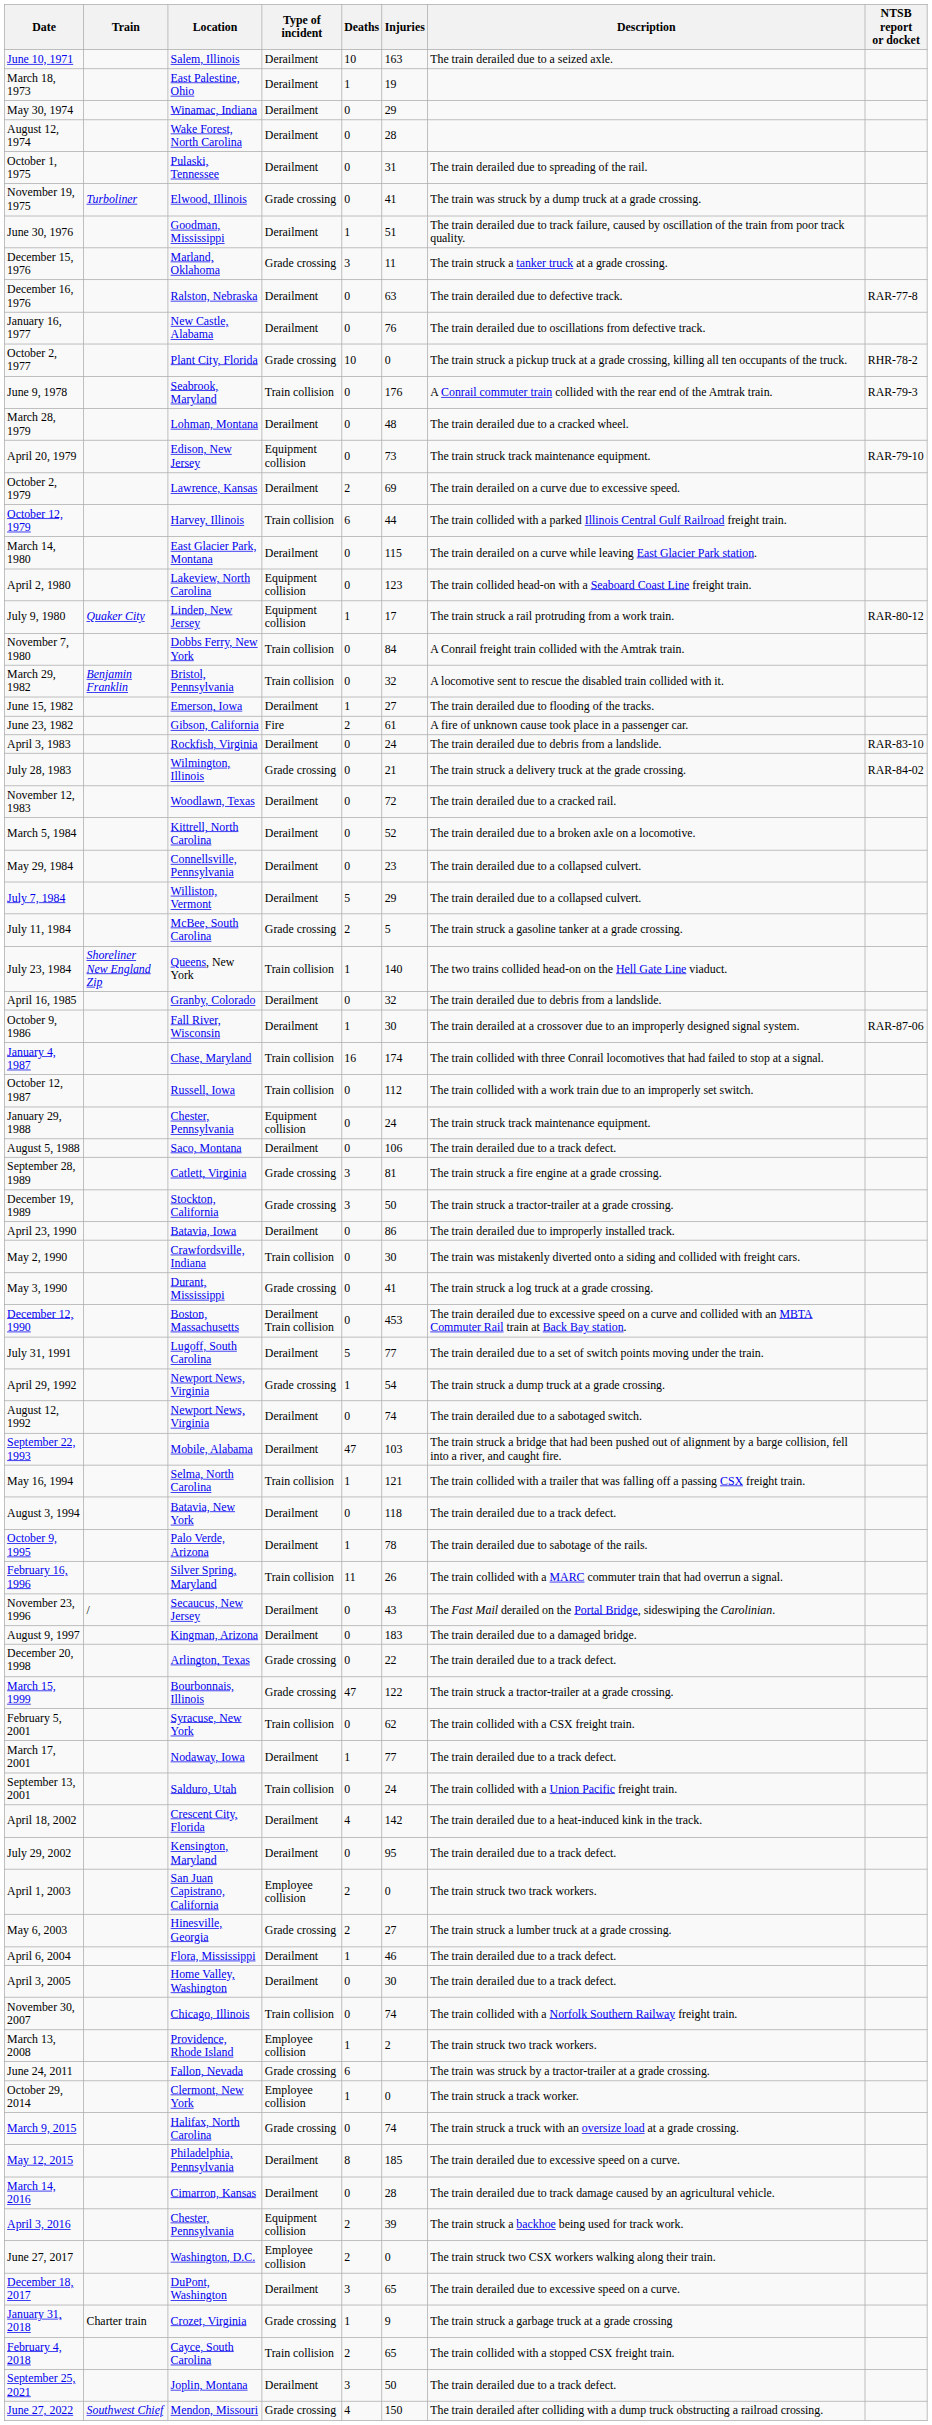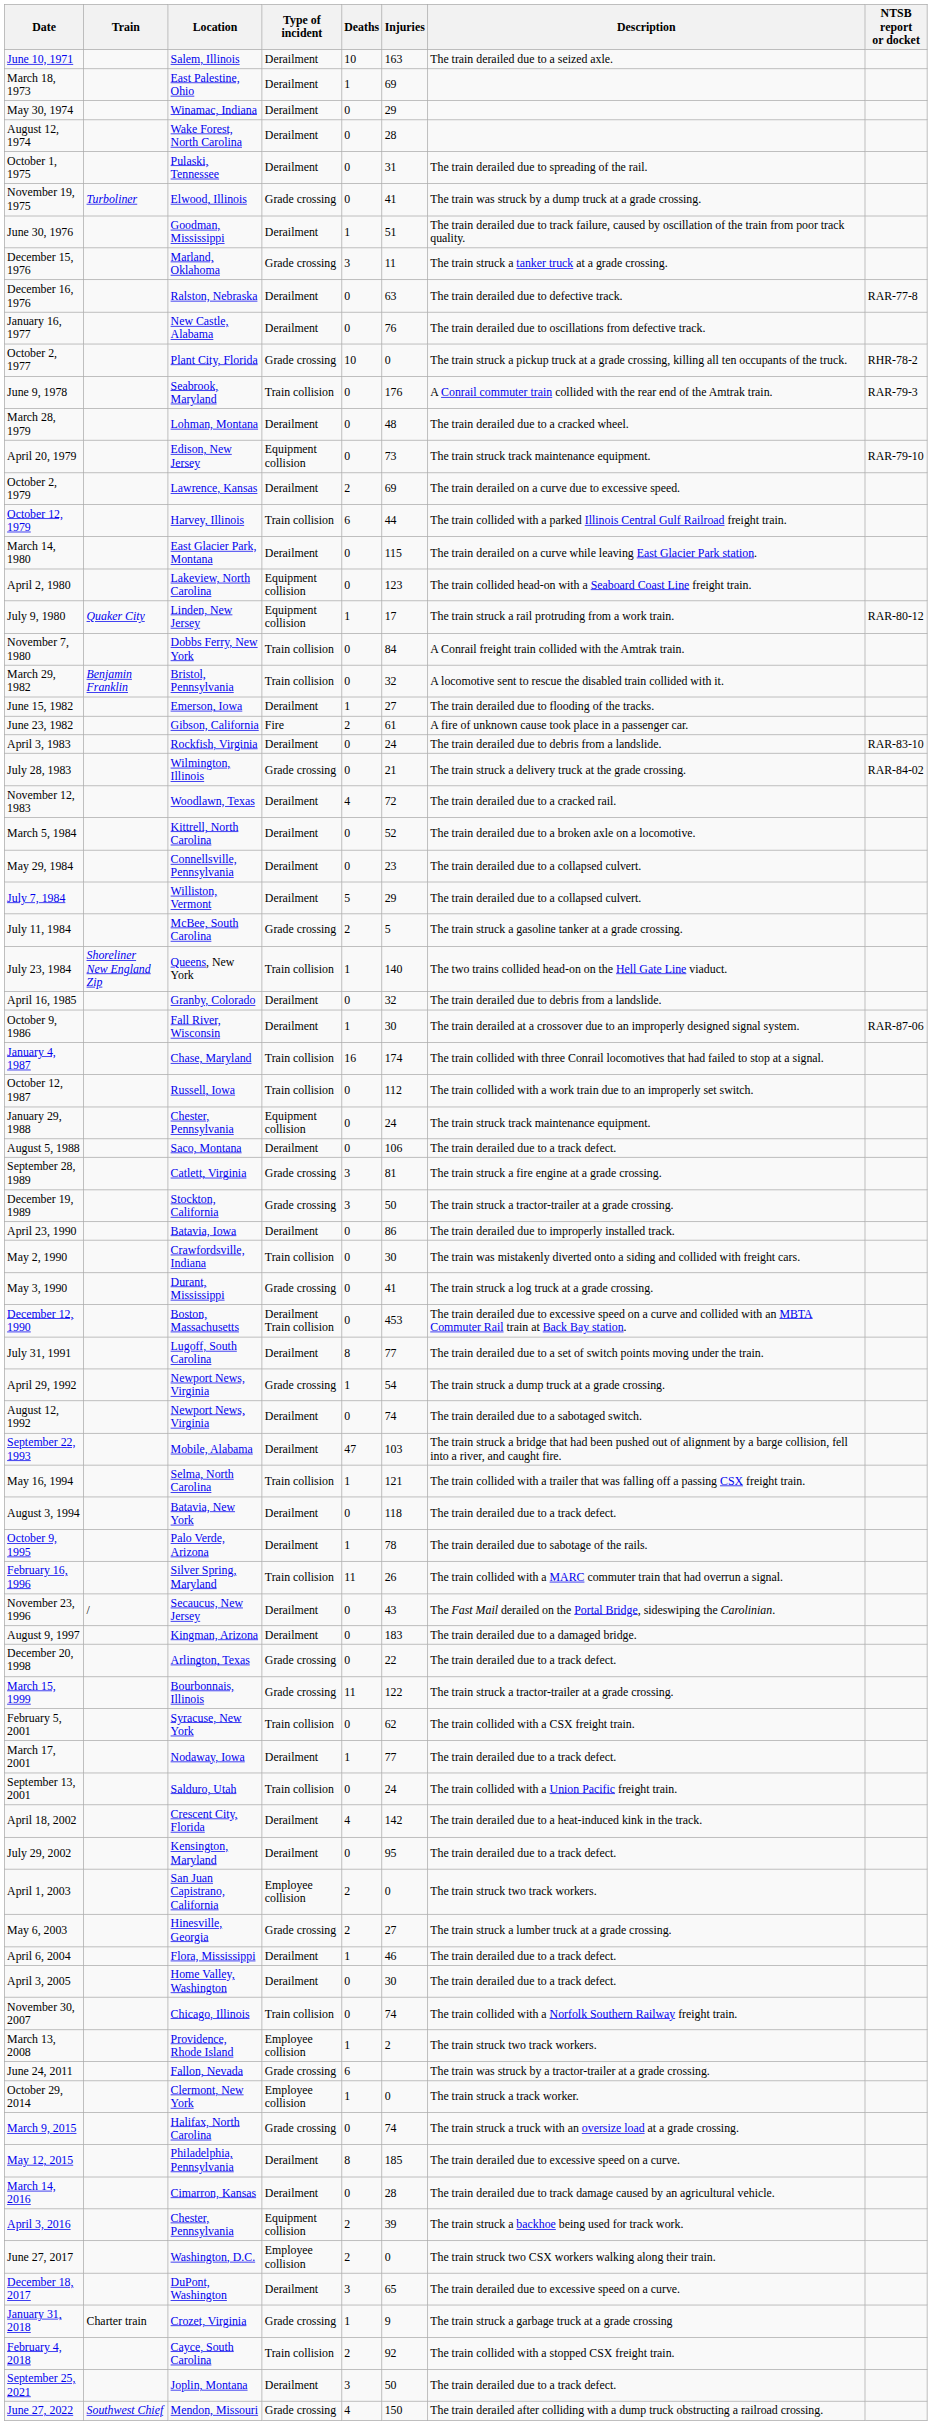(391, 84) 19 -> (391, 84) 69
(347, 801) 0 -> (347, 801) 4
(347, 1352) 5 -> (347, 1352) 8
(350, 1692) 47 -> (350, 1692) 11
(391, 2353) 65 -> (391, 2353) 92
